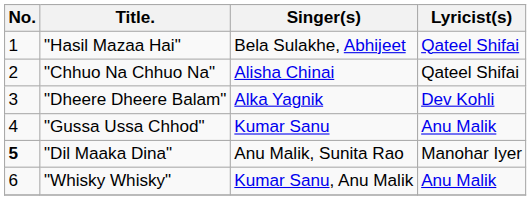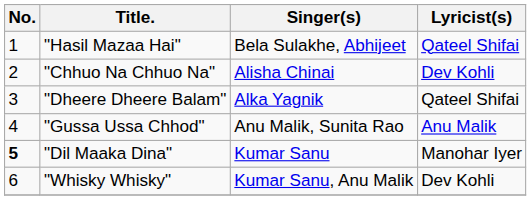(470, 72) Qateel Shifai -> (458, 72) Dev Kohli
(458, 99) Dev Kohli -> (470, 99) Qateel Shifai
(282, 126) Kumar Sanu -> (319, 126) Anu Malik, Sunita Rao
(319, 153) Anu Malik, Sunita Rao -> (282, 153) Kumar Sanu
(459, 180) Anu Malik -> (458, 180) Dev Kohli
